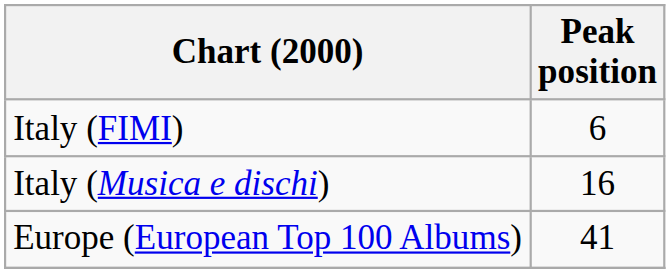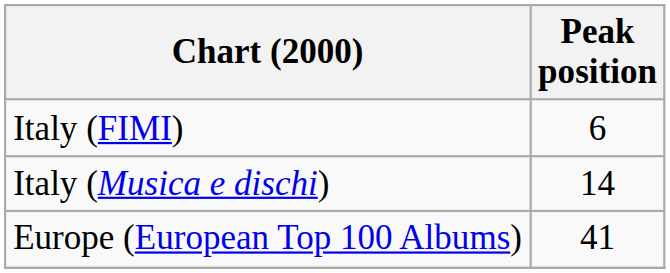(598, 182) 16 -> (598, 182) 14
